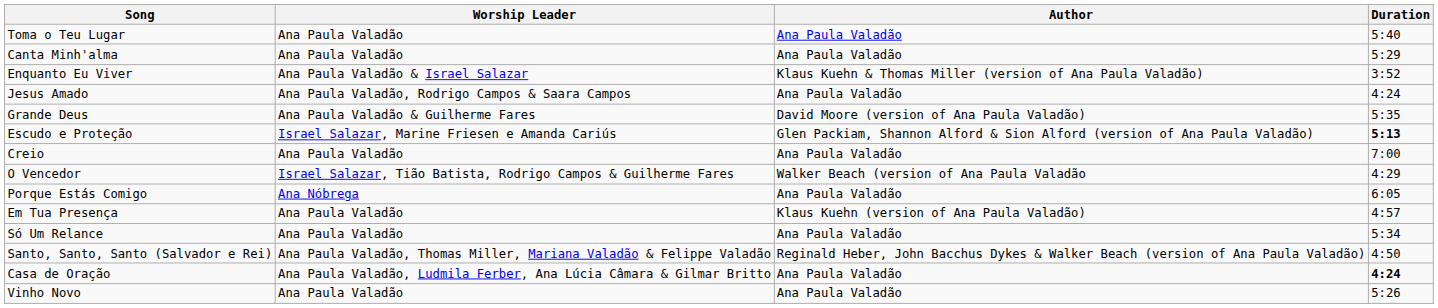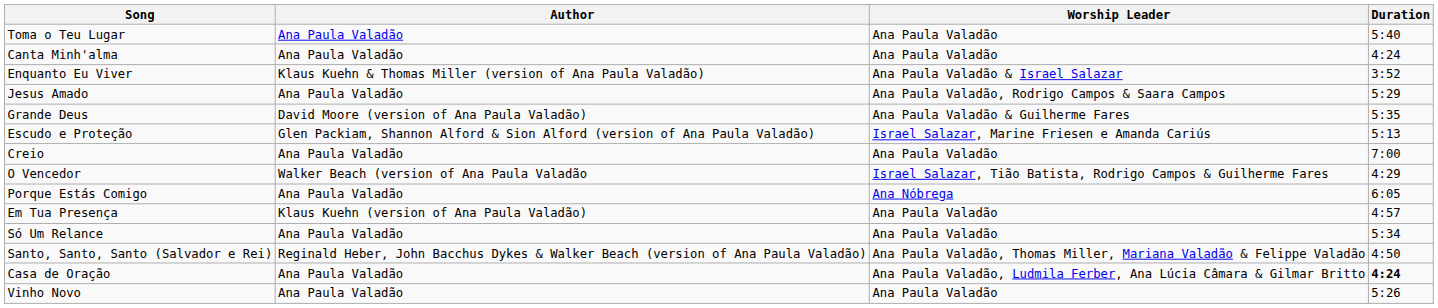columns swapped: (1071, 14) <-> (525, 14)
(1386, 54) 5:29 -> (1386, 54) 4:24
(1386, 94) 4:24 -> (1386, 94) 5:29
(1386, 134) bold -> (1386, 134) normal
